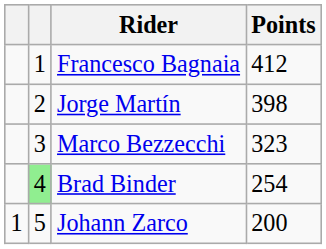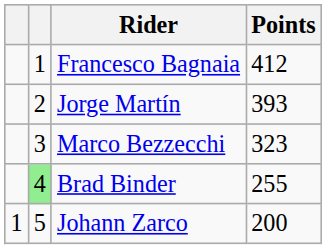(269, 104) 398 -> (269, 104) 393
(269, 184) 254 -> (269, 184) 255
